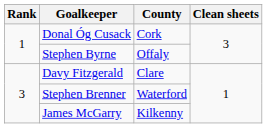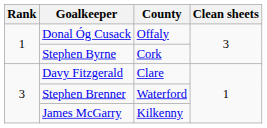(149, 34) Cork -> (153, 34) Offaly
(153, 53) Offaly -> (149, 53) Cork
